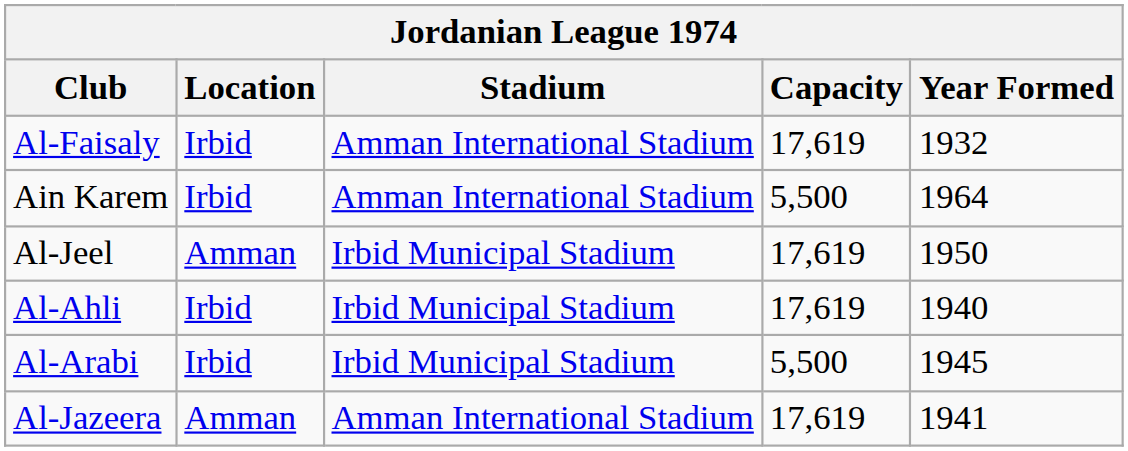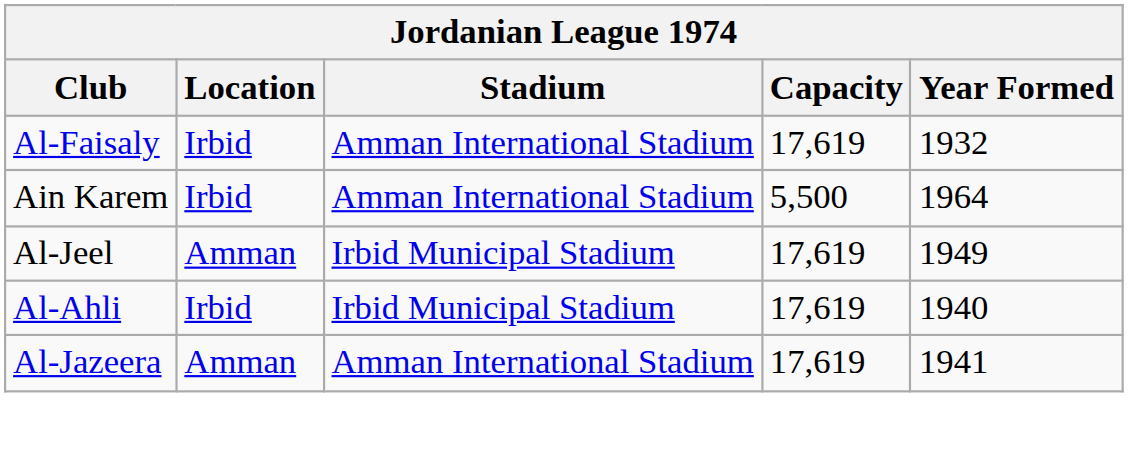(954, 252) 1950 -> (954, 252) 1949
- row: (76, 362)
